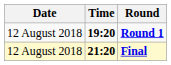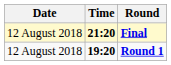rows swapped: (142, 32) <-> (134, 51)
